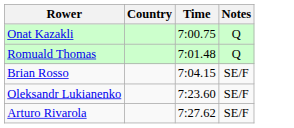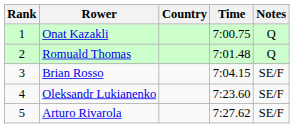+ column: (22, 14)
